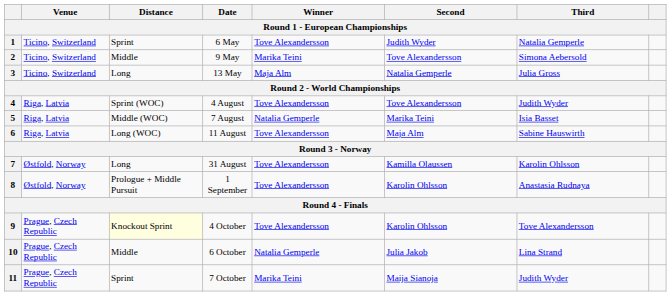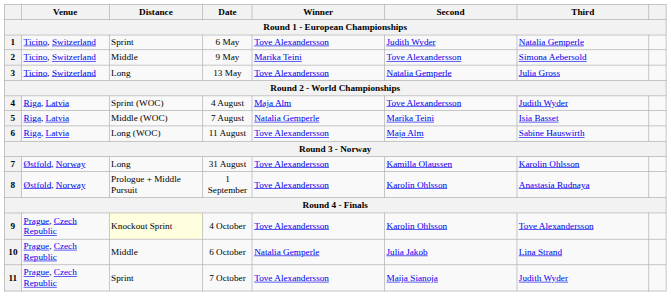(273, 73) Maja Alm -> (292, 73) Tove Alexandersson
(292, 103) Tove Alexandersson -> (273, 103) Maja Alm
(278, 278) Marika Teini -> (292, 278) Tove Alexandersson
